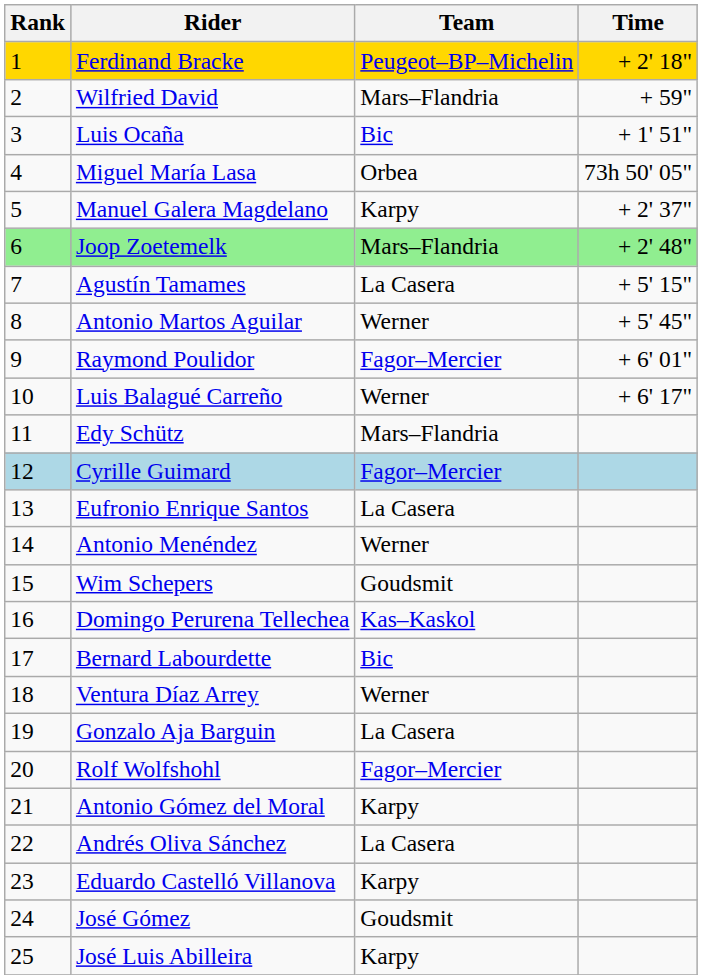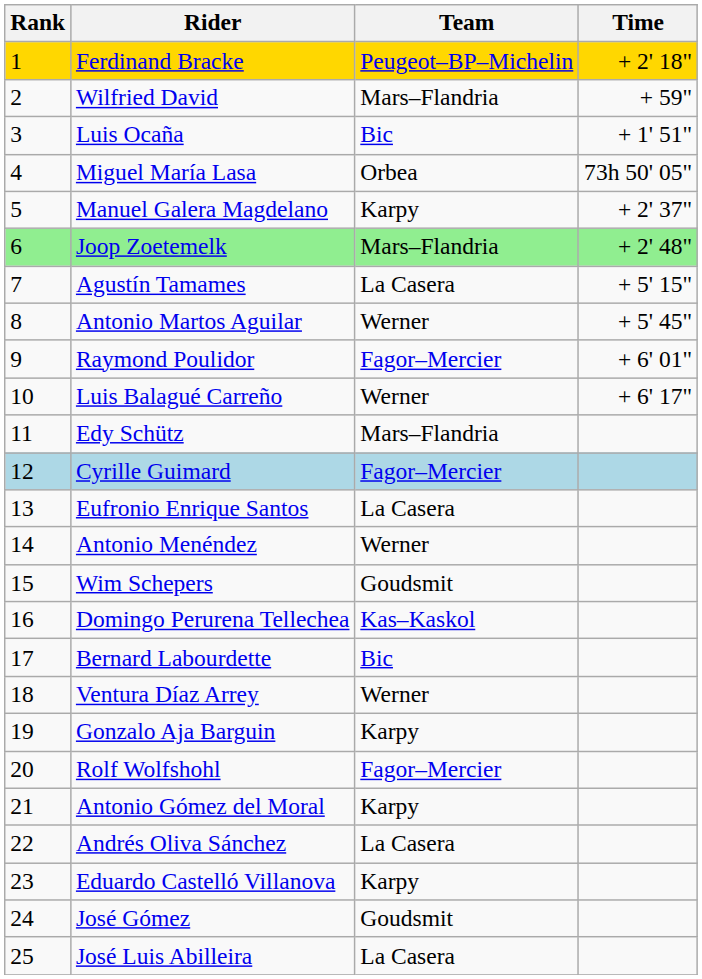(408, 731) La Casera -> (390, 731) Karpy
(390, 955) Karpy -> (408, 955) La Casera
